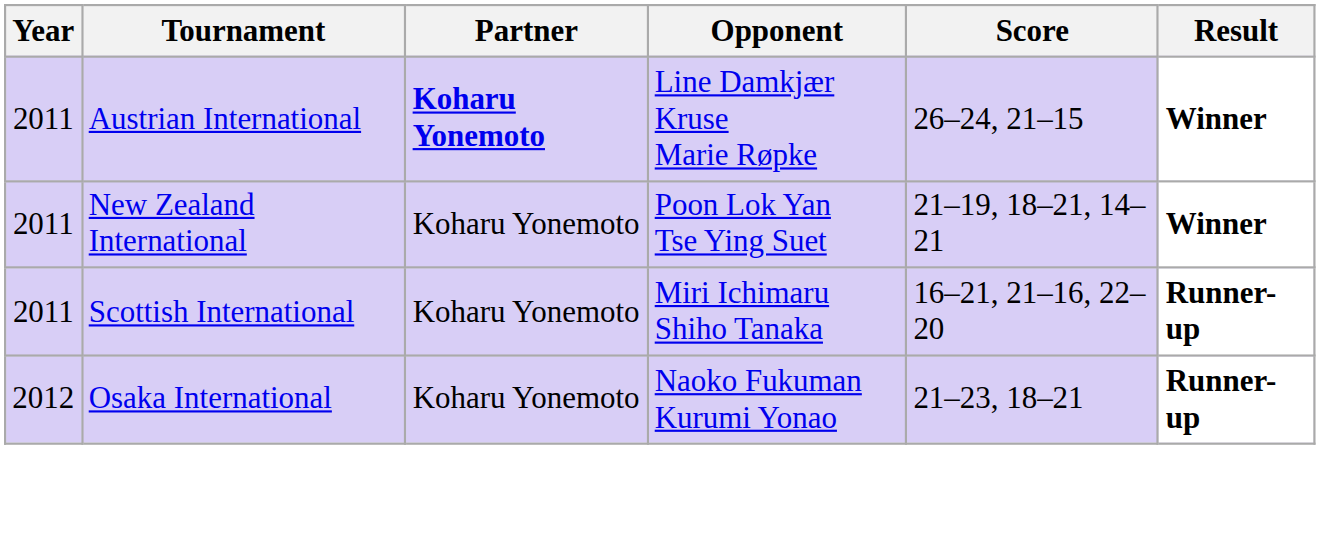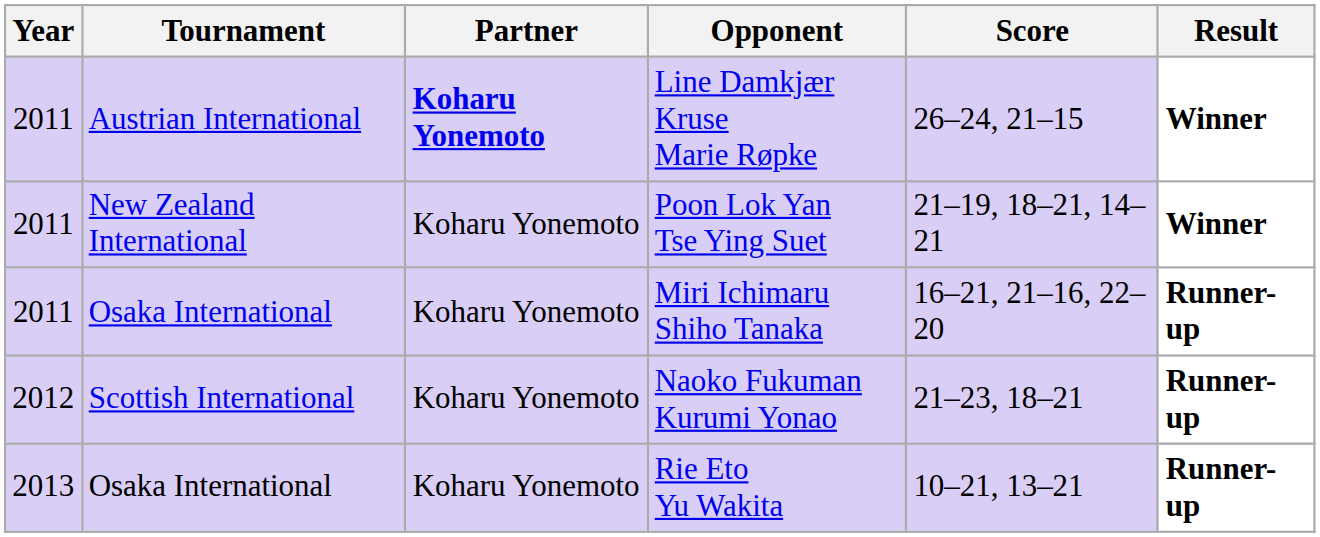(221, 311) Scottish International -> (210, 311) Osaka International
(210, 399) Osaka International -> (221, 399) Scottish International
+ row: (719, 486)
